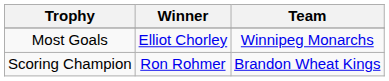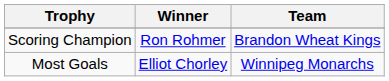rows swapped: (70, 64) <-> (70, 40)
